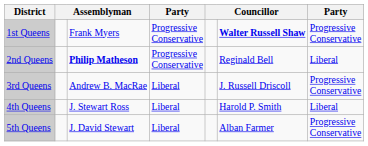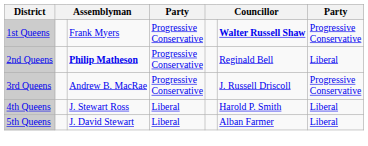(166, 86) Liberal -> (177, 86) Progressive Conservative
(336, 128) Progressive Conservative -> (324, 122) Liberal
